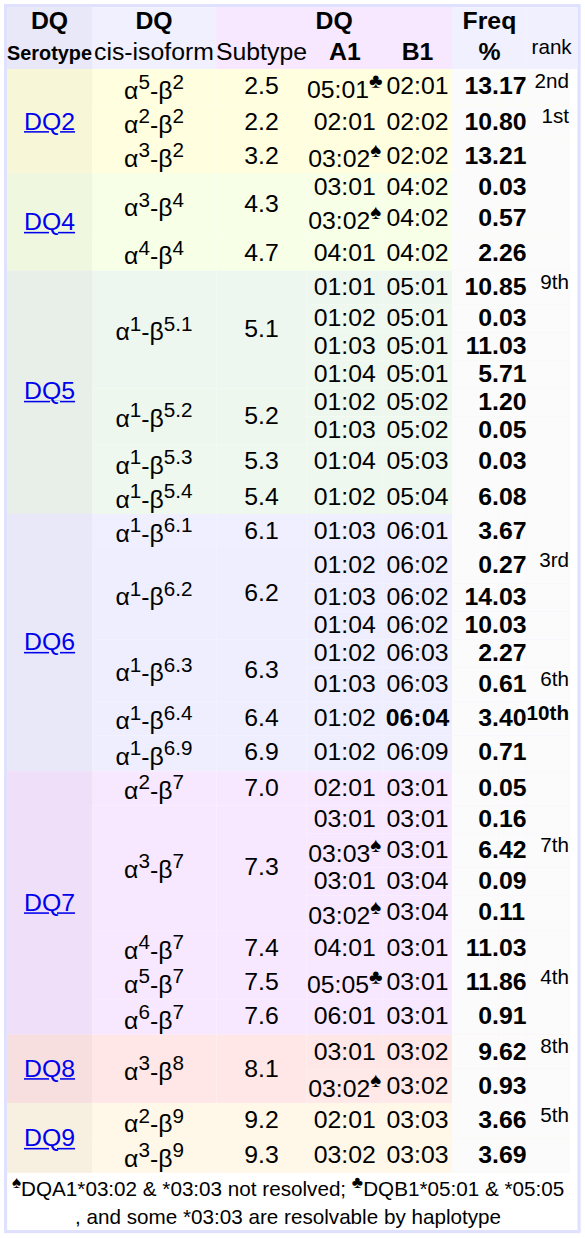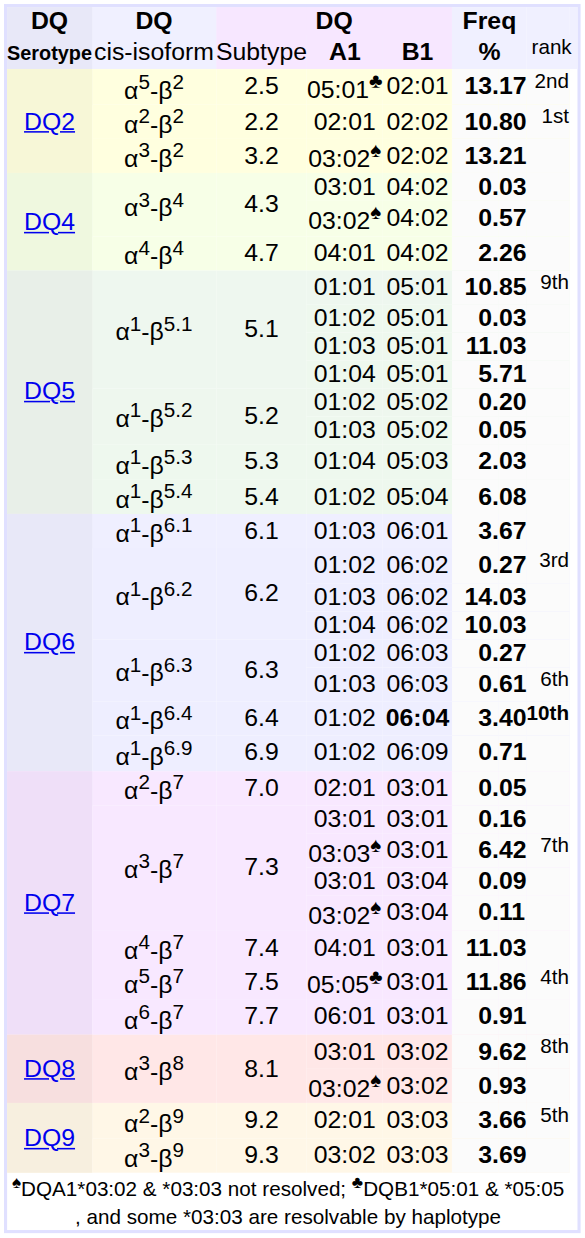(489, 402) 1. -> (489, 402) 0.
(489, 461) 0. -> (489, 461) 2.
(489, 652) 2. -> (489, 652) 0.
(261, 1016) 7.6 -> (261, 1016) 7.7
